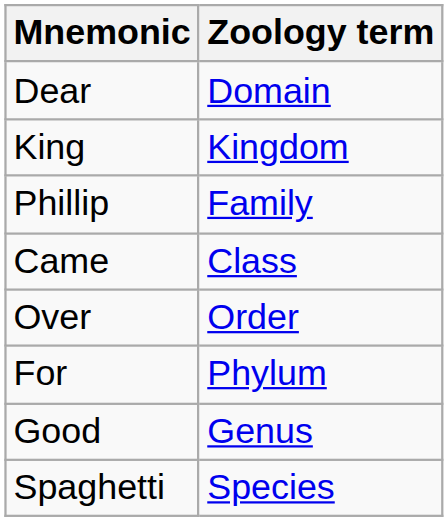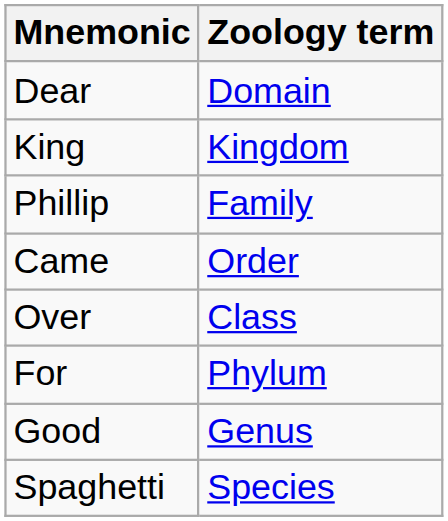(252, 260) Class -> (253, 260) Order
(253, 317) Order -> (252, 317) Class
